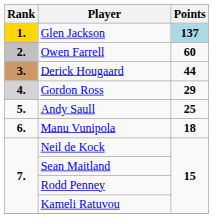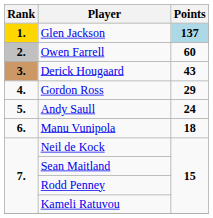(190, 71) 44 -> (190, 71) 43
(21, 90) lightgrey background -> (21, 90) no background
(190, 109) 25 -> (190, 109) 24
